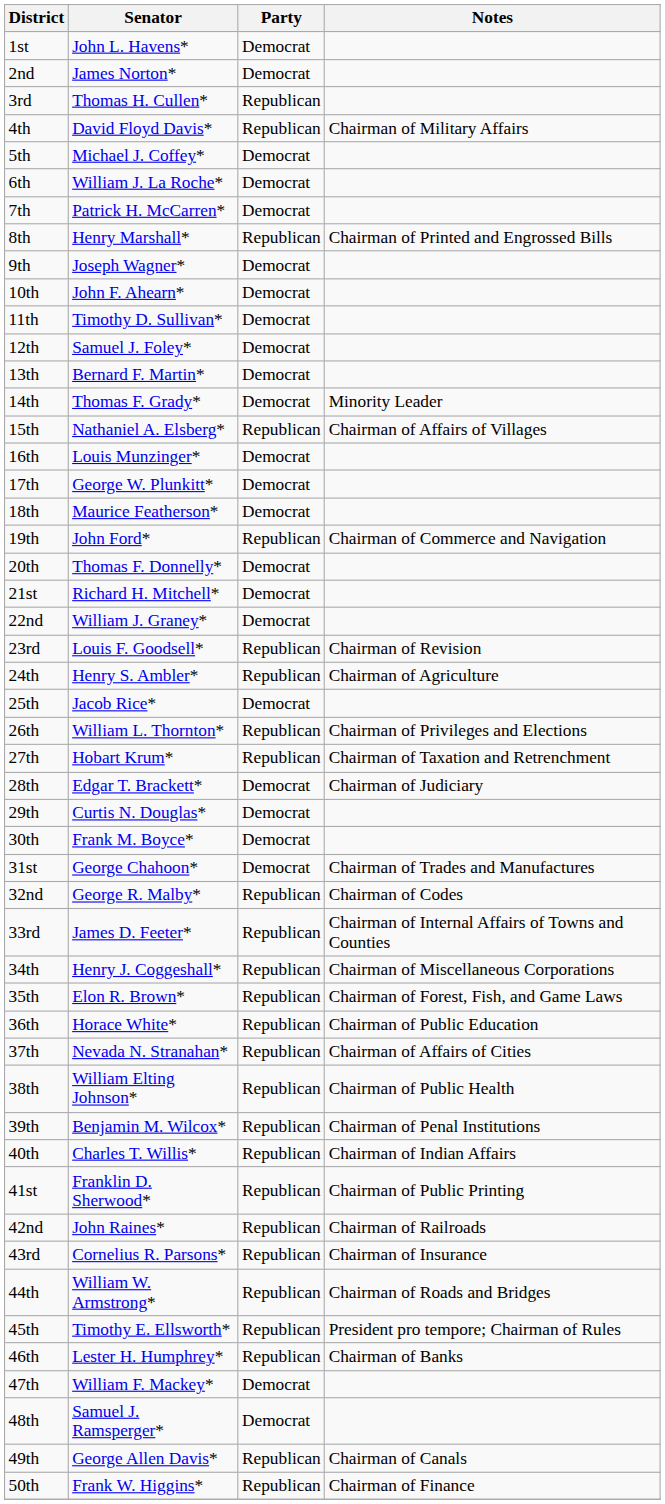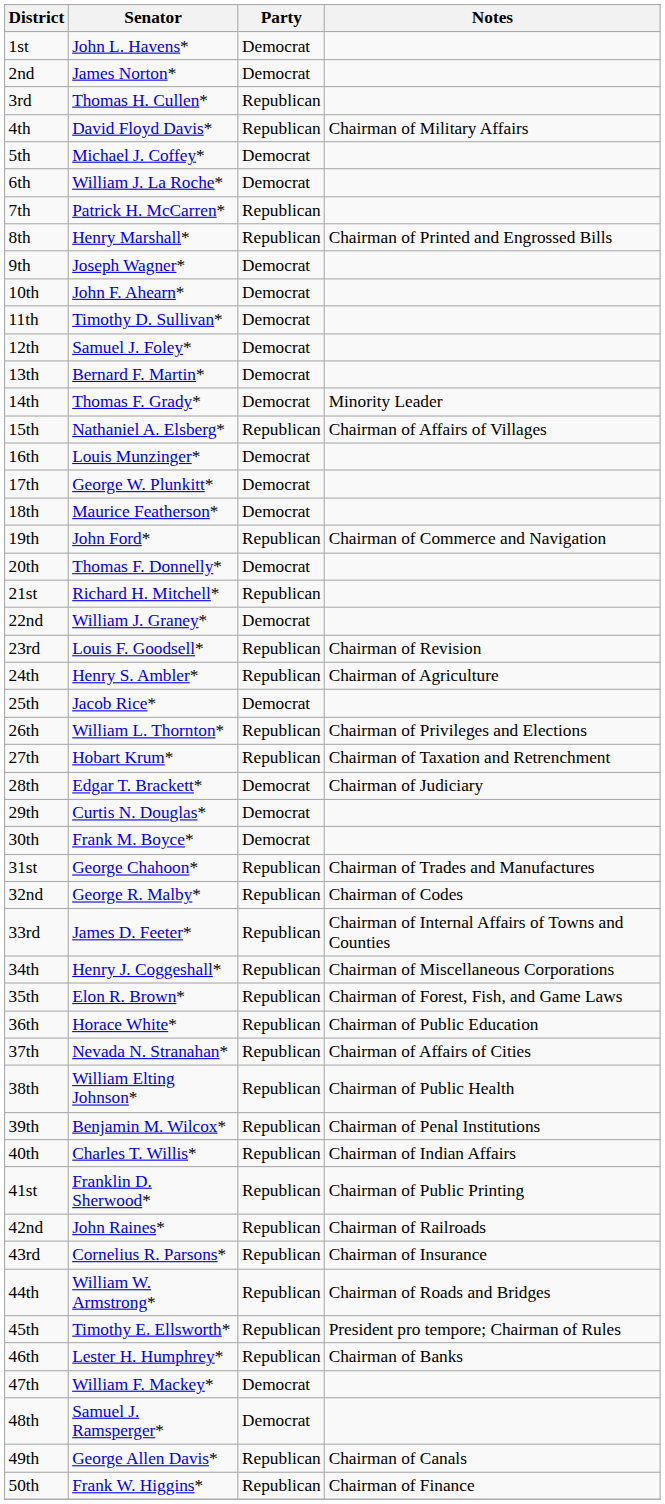(276, 210) Democrat -> (281, 210) Republican
(276, 593) Democrat -> (281, 593) Republican
(276, 867) Democrat -> (281, 867) Republican
